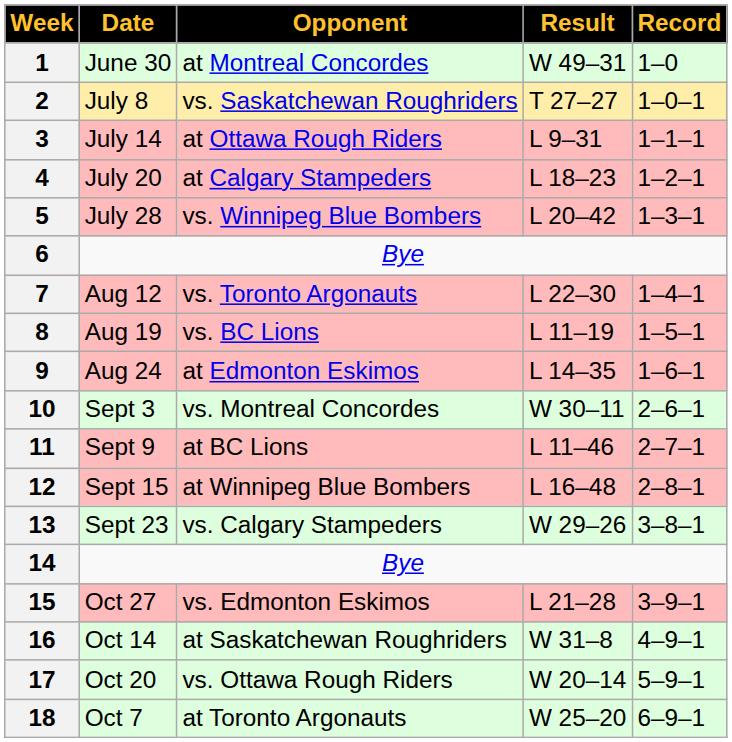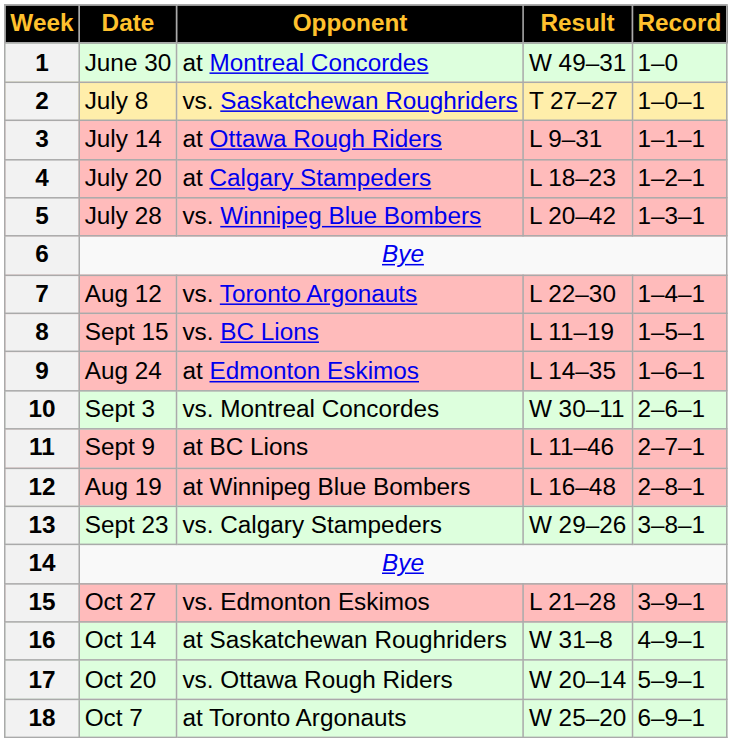(123, 332) Aug 19 -> (127, 332) Sept 15
(127, 486) Sept 15 -> (123, 486) Aug 19
